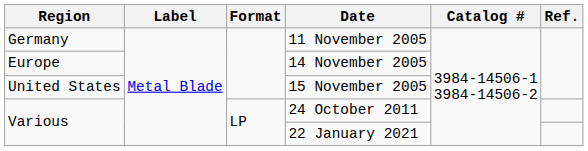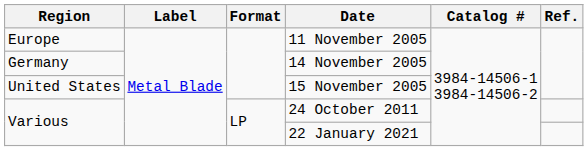(38, 40) Germany -> (34, 40) Europe
(34, 63) Europe -> (38, 63) Germany
